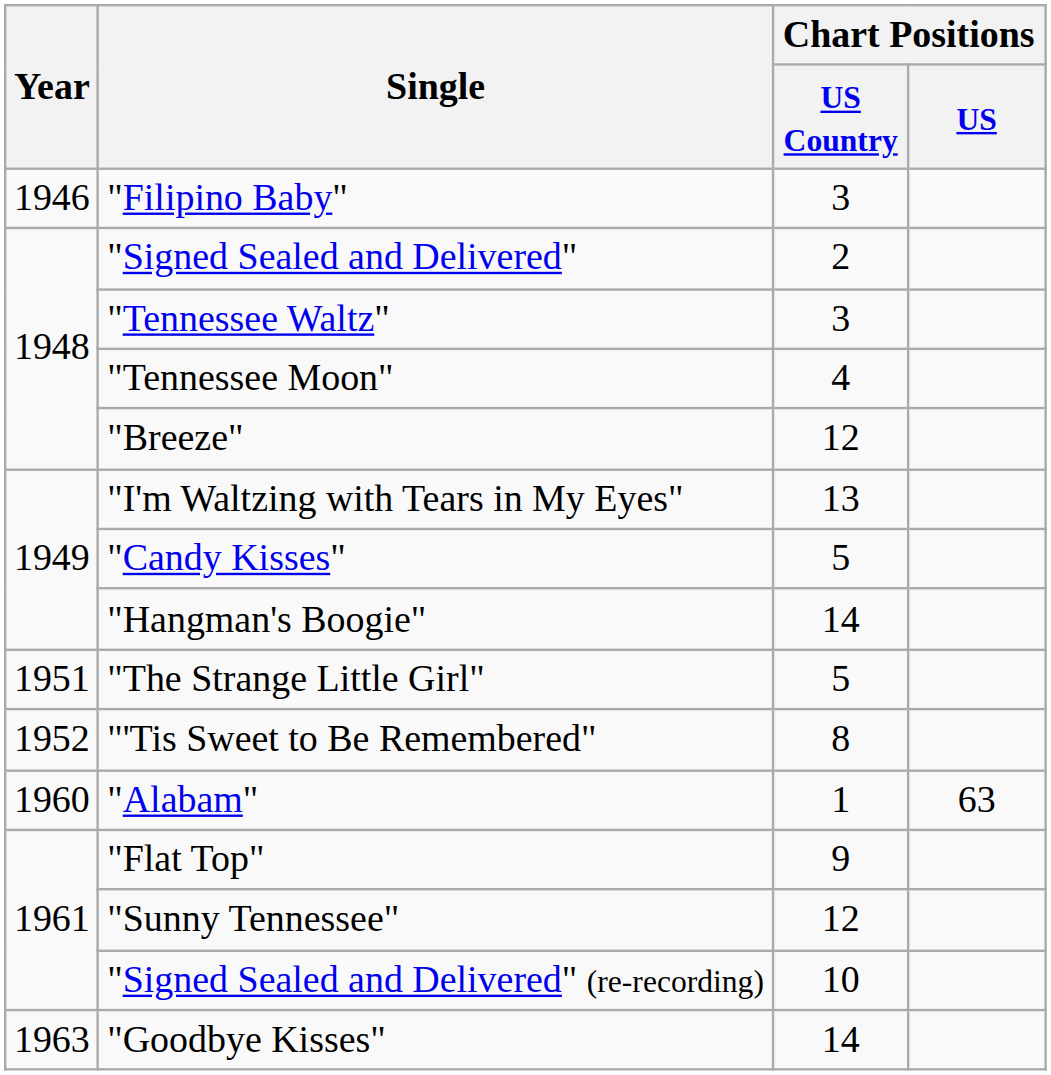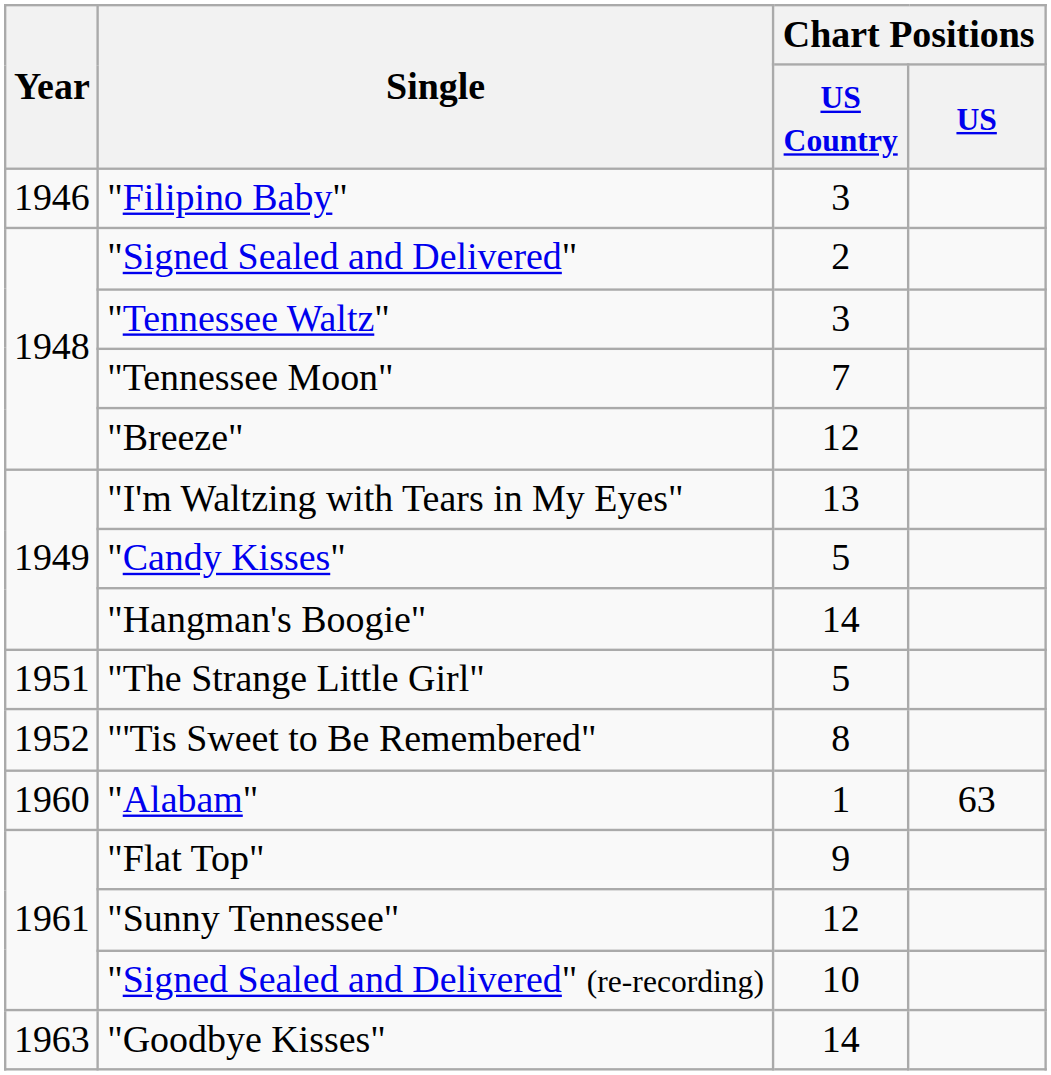(841, 377) 4 -> (841, 377) 7
